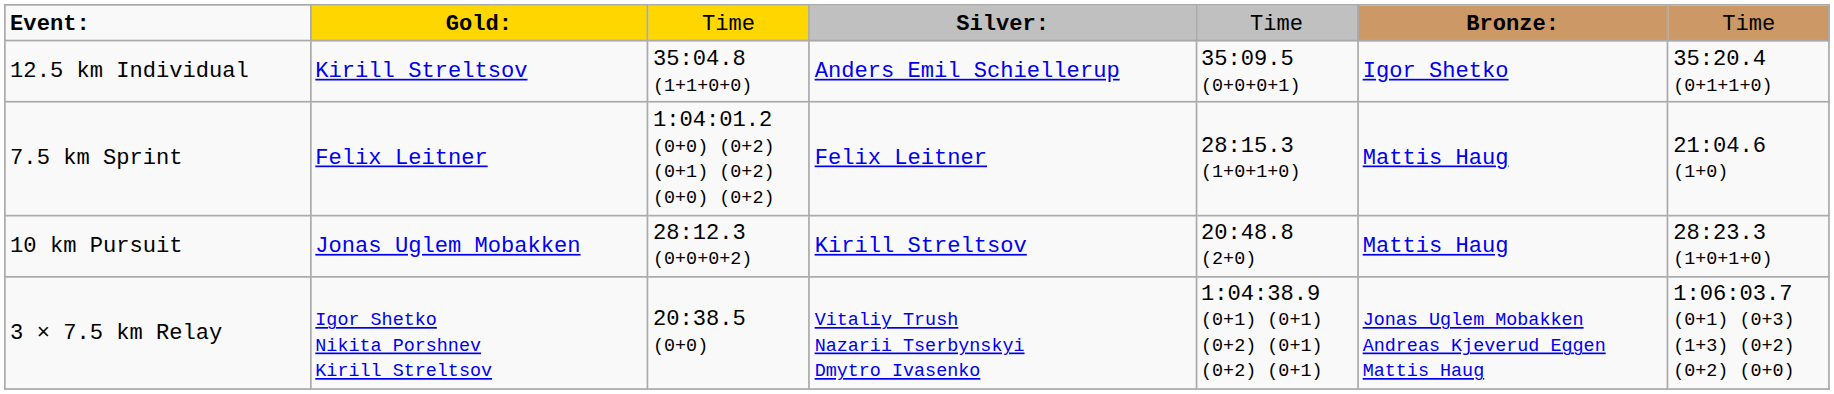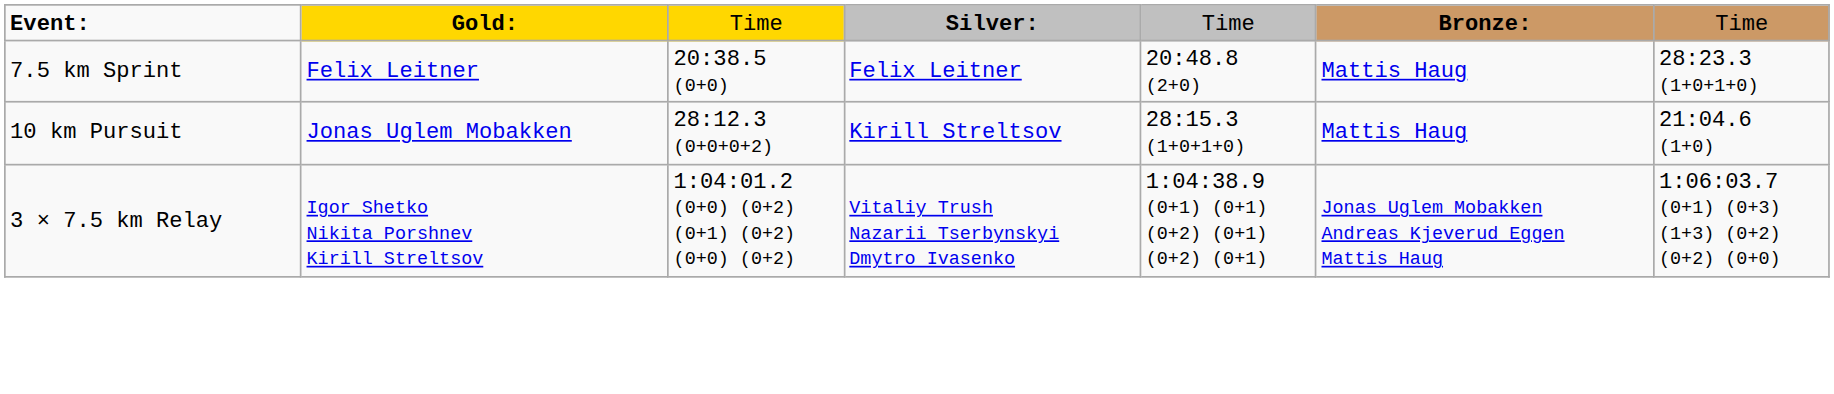- row: (129, 72)
(714, 158) 1:04:01.2 (0+0) (0+2) (0+1) (0+2) (0+0) (0+2) -> (720, 71) 20:38.5 (0+0)
(1251, 158) 28:15.3 (1+0+1+0) -> (1192, 71) 20:48.8 (2+0)
(1720, 158) 21:04.6 (1+0) -> (1709, 71) 28:23.3 (1+0+1+0)
(1247, 245) 20:48.8 (2+0) -> (1195, 132) 28:15.3 (1+0+1+0)
(1723, 245) 28:23.3 (1+0+1+0) -> (1705, 132) 21:04.6 (1+0)
(699, 332) 20:38.5 (0+0) -> (734, 219) 1:04:01.2 (0+0) (0+2) (0+1) (0+2) (0+0) (0+2)
